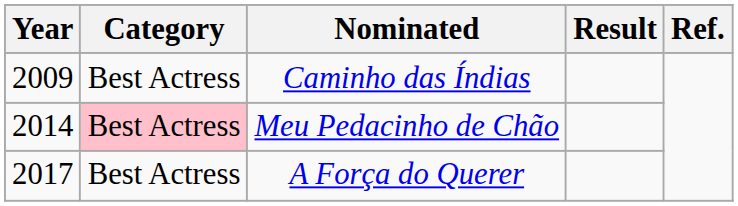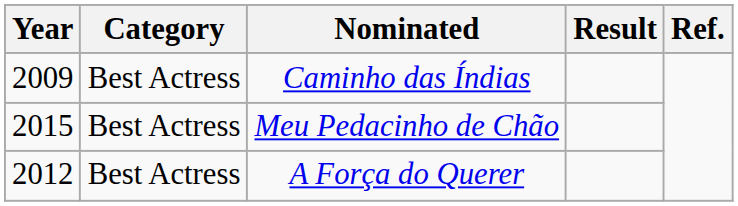(43, 126) 2014 -> (43, 126) 2015
(164, 126) pink background -> (164, 126) no background
(43, 175) 2017 -> (43, 175) 2012
